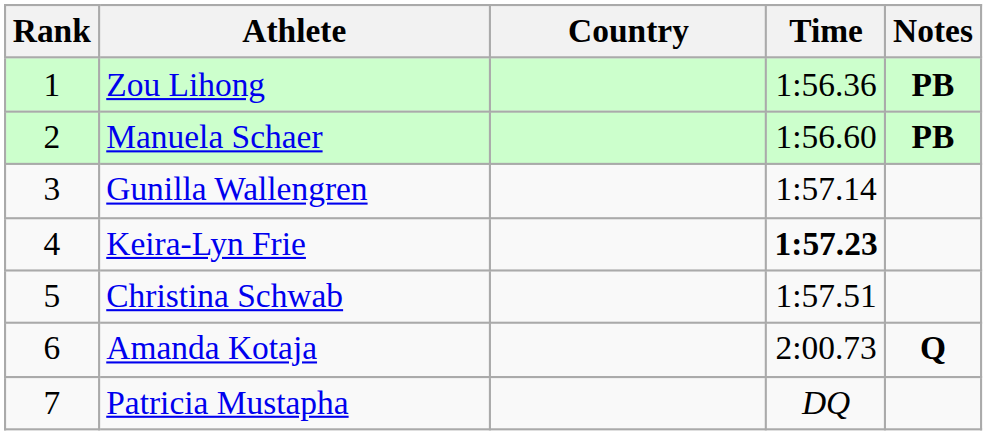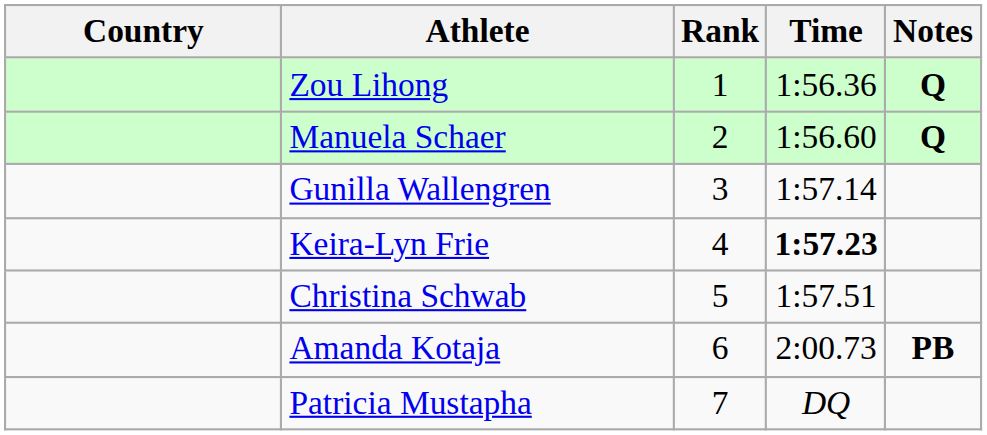columns swapped: (52, 31) <-> (628, 31)
(933, 84) PB -> (933, 84) Q
(933, 137) PB -> (933, 137) Q
(933, 349) Q -> (933, 349) PB
